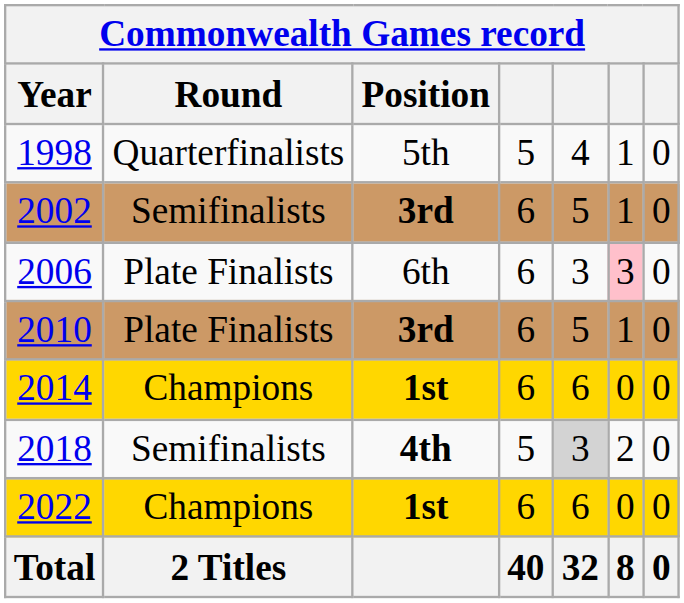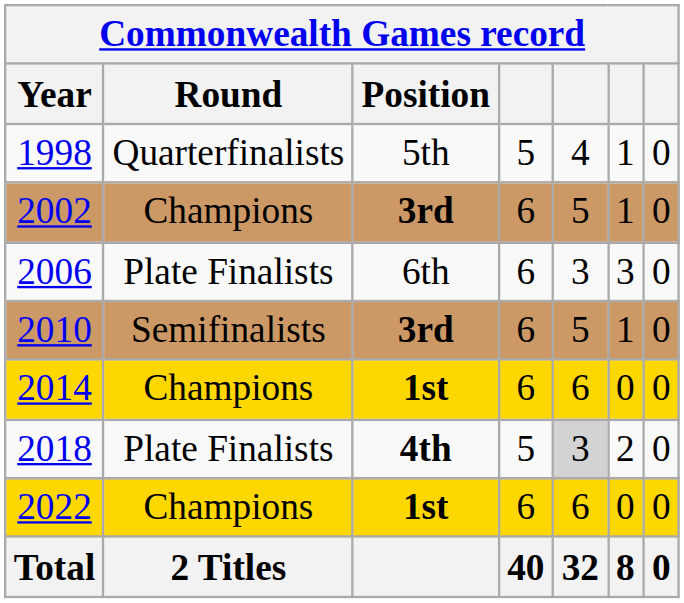(228, 211) Semifinalists -> (228, 211) Champions
(625, 270) pink background -> (625, 270) no background
(228, 329) Plate Finalists -> (228, 329) Semifinalists
(228, 447) Semifinalists -> (228, 447) Plate Finalists
